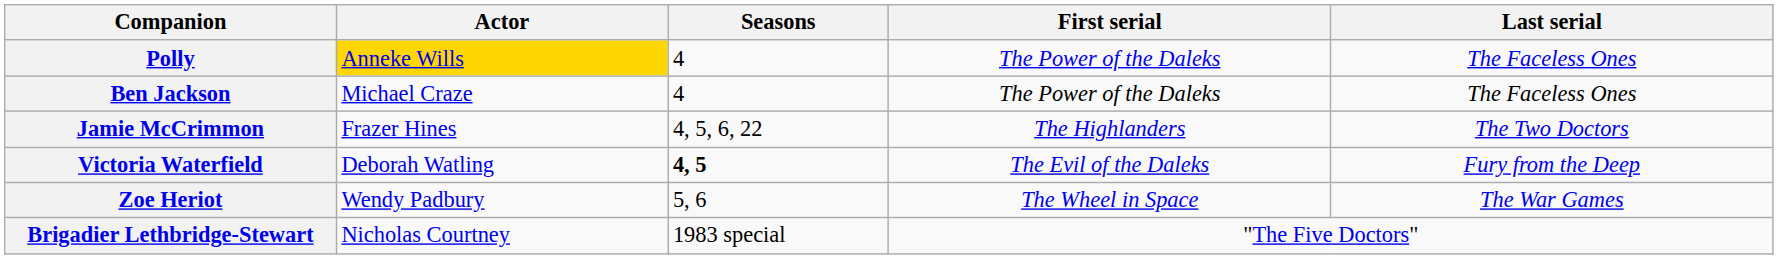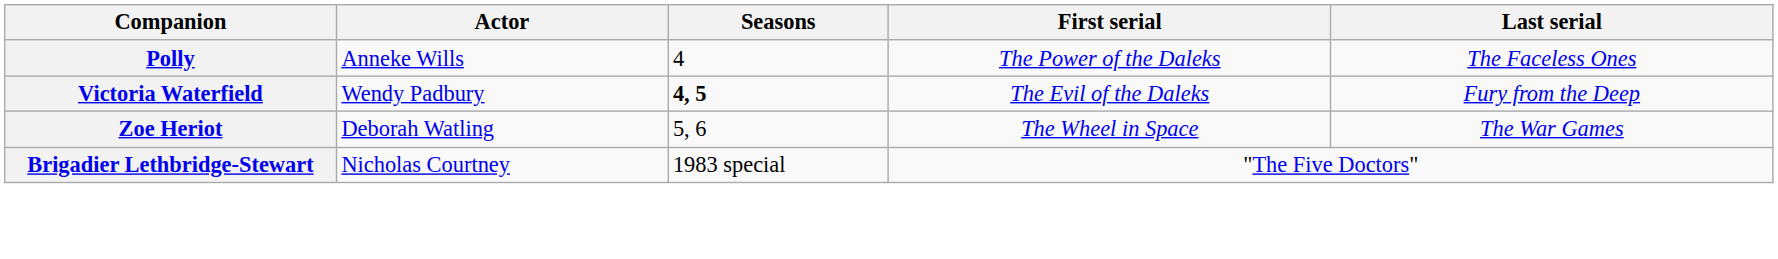(403, 57) gold background -> (403, 57) no background
- row: (170, 93)
- row: (170, 128)
(418, 164) Deborah Watling -> (413, 93) Wendy Padbury
(413, 199) Wendy Padbury -> (418, 128) Deborah Watling
